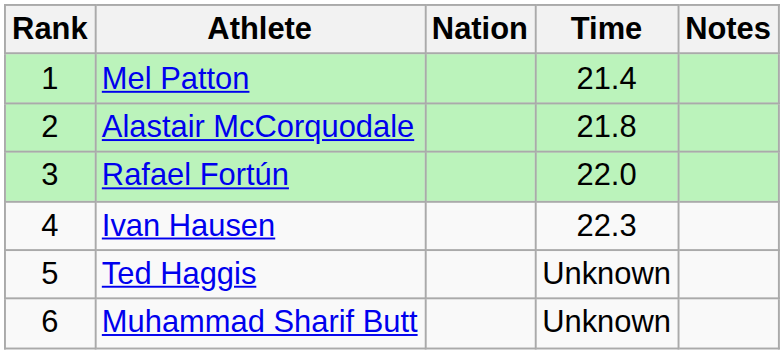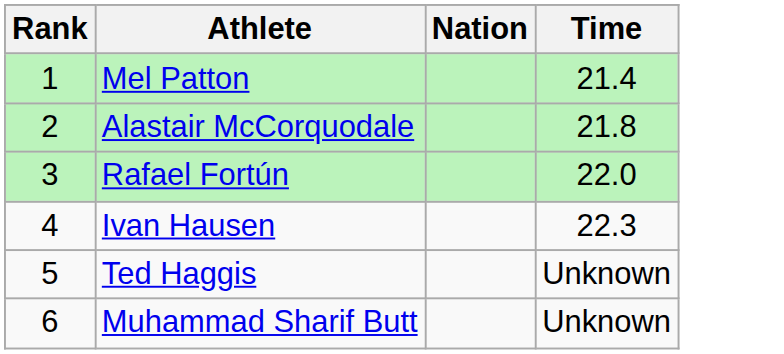- column: (728, 28)
